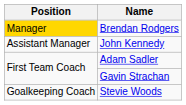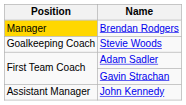rows swapped: (132, 44) <-> (131, 92)
